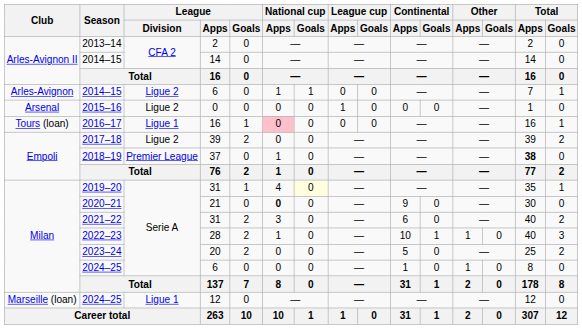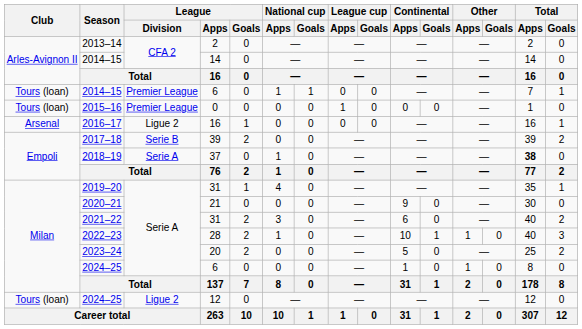(42, 92) Arles-Avignon -> (42, 92) Tours (loan)
(162, 92) Ligue 2 -> (162, 92) Premier League
(42, 108) Arsenal -> (42, 108) Tours (loan)
(162, 108) Ligue 2 -> (162, 108) Premier League
(42, 124) Tours (loan) -> (42, 124) Arsenal
(162, 124) Ligue 1 -> (162, 124) Ligue 2
(278, 124) pink background -> (278, 124) no background
(162, 140) Ligue 2 -> (162, 140) Serie B
(162, 156) Premier League -> (162, 156) Serie A
(311, 188) lightyellow background -> (311, 188) no background
(278, 204) bold -> (278, 204) normal
(42, 300) Marseille (loan) -> (42, 300) Tours (loan)
(162, 300) Ligue 1 -> (162, 300) Ligue 2
